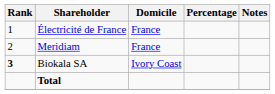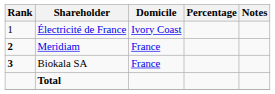(146, 30) France -> (156, 30) Ivory Coast
(10, 47) normal -> (10, 47) bold
(156, 64) Ivory Coast -> (146, 64) France
